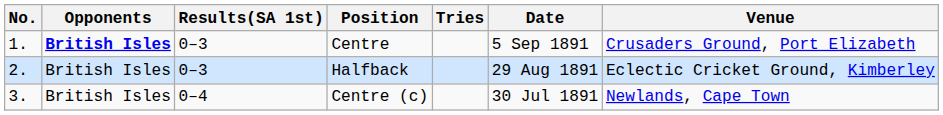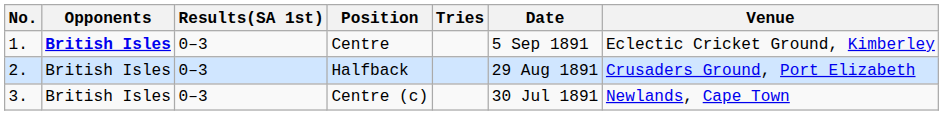(761, 44) Crusaders Ground, Port Elizabeth -> (770, 44) Eclectic Cricket Ground, Kimberley
(770, 70) Eclectic Cricket Ground, Kimberley -> (761, 70) Crusaders Ground, Port Elizabeth
(193, 97) 0–4 -> (193, 97) 0–3
